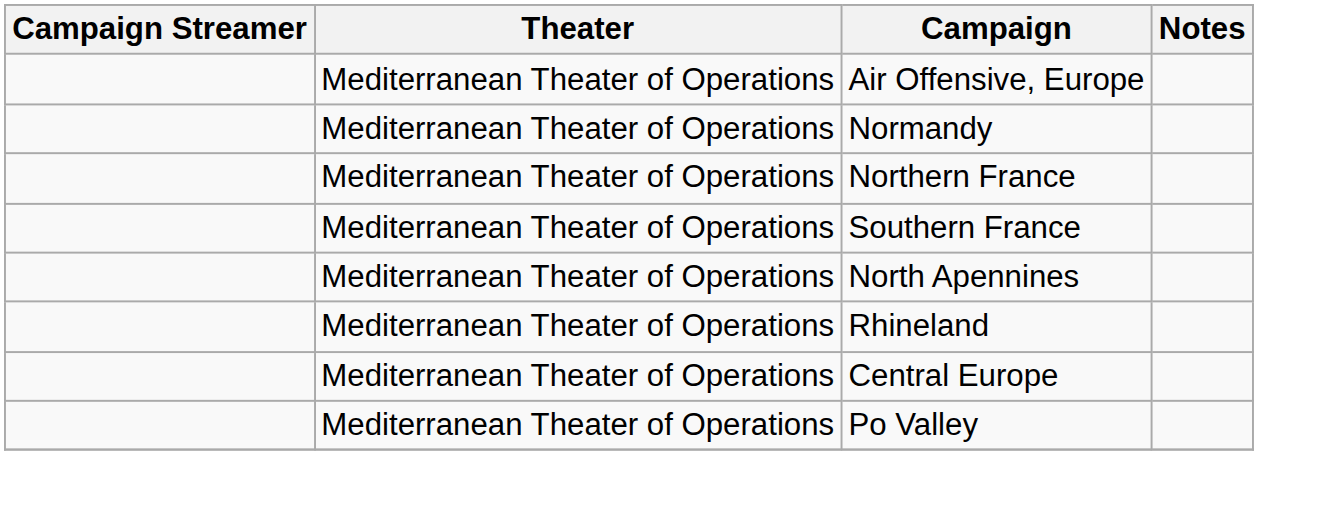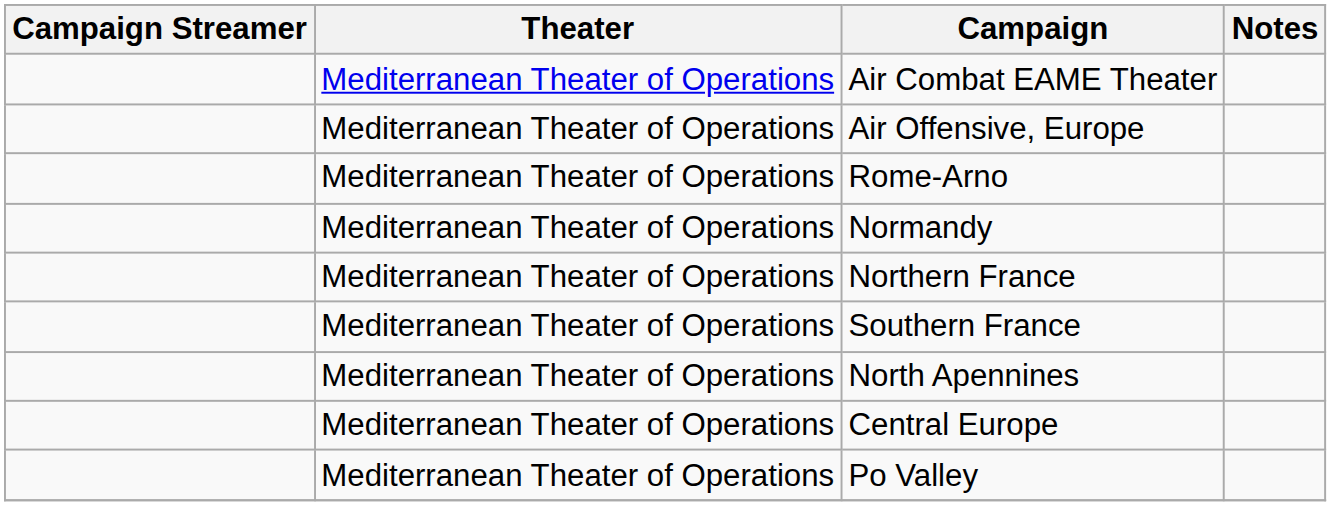+ row: (1033, 78)
+ row: (928, 177)
- row: (919, 326)
